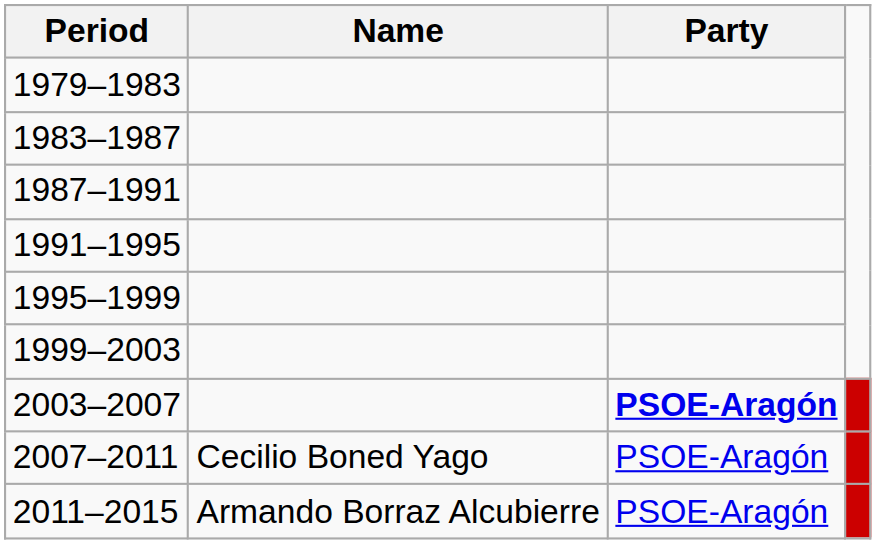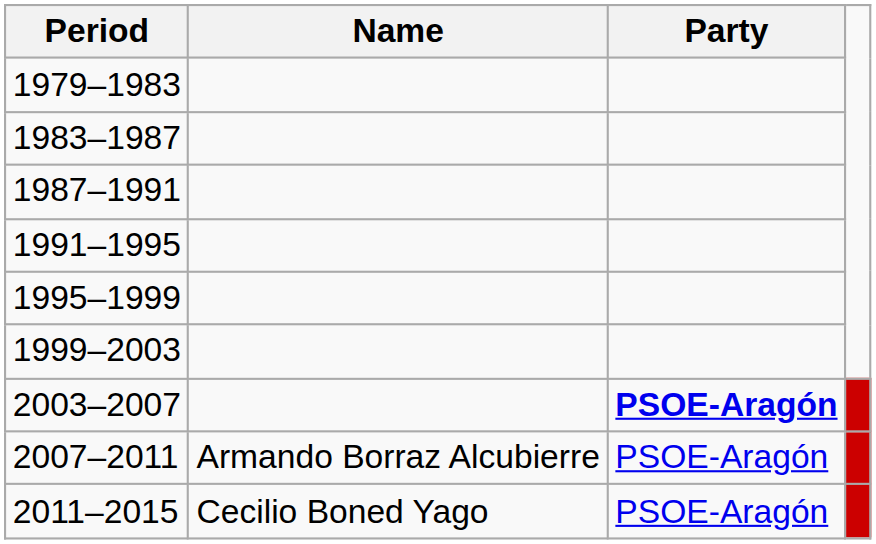(342, 457) Cecilio Boned Yago -> (398, 457) Armando Borraz Alcubierre
(398, 510) Armando Borraz Alcubierre -> (342, 510) Cecilio Boned Yago
